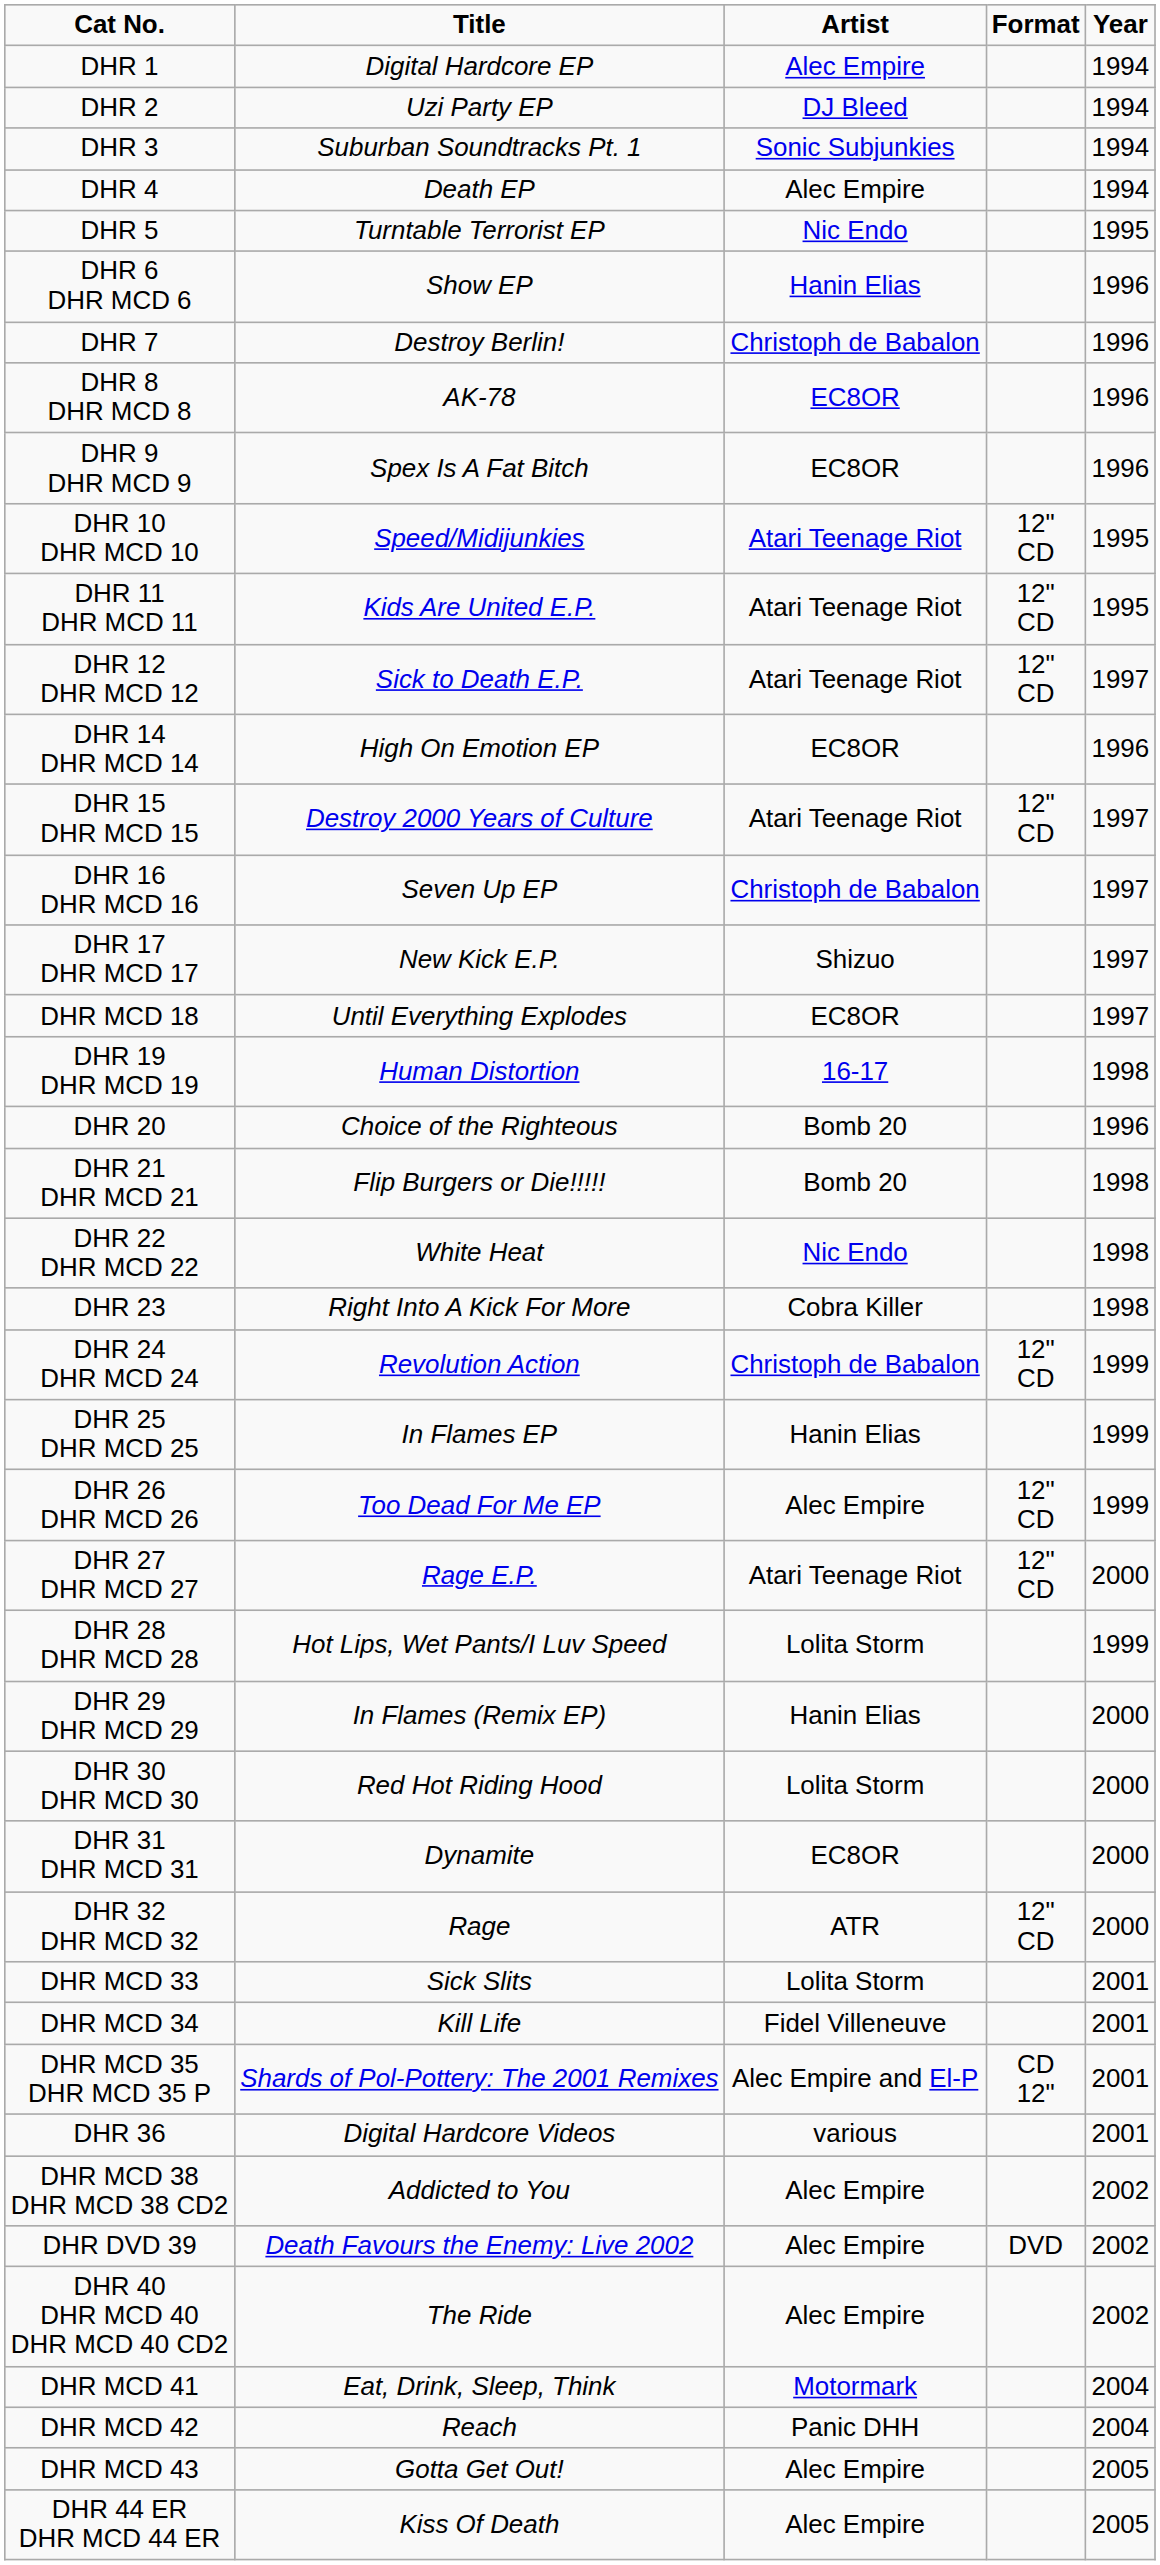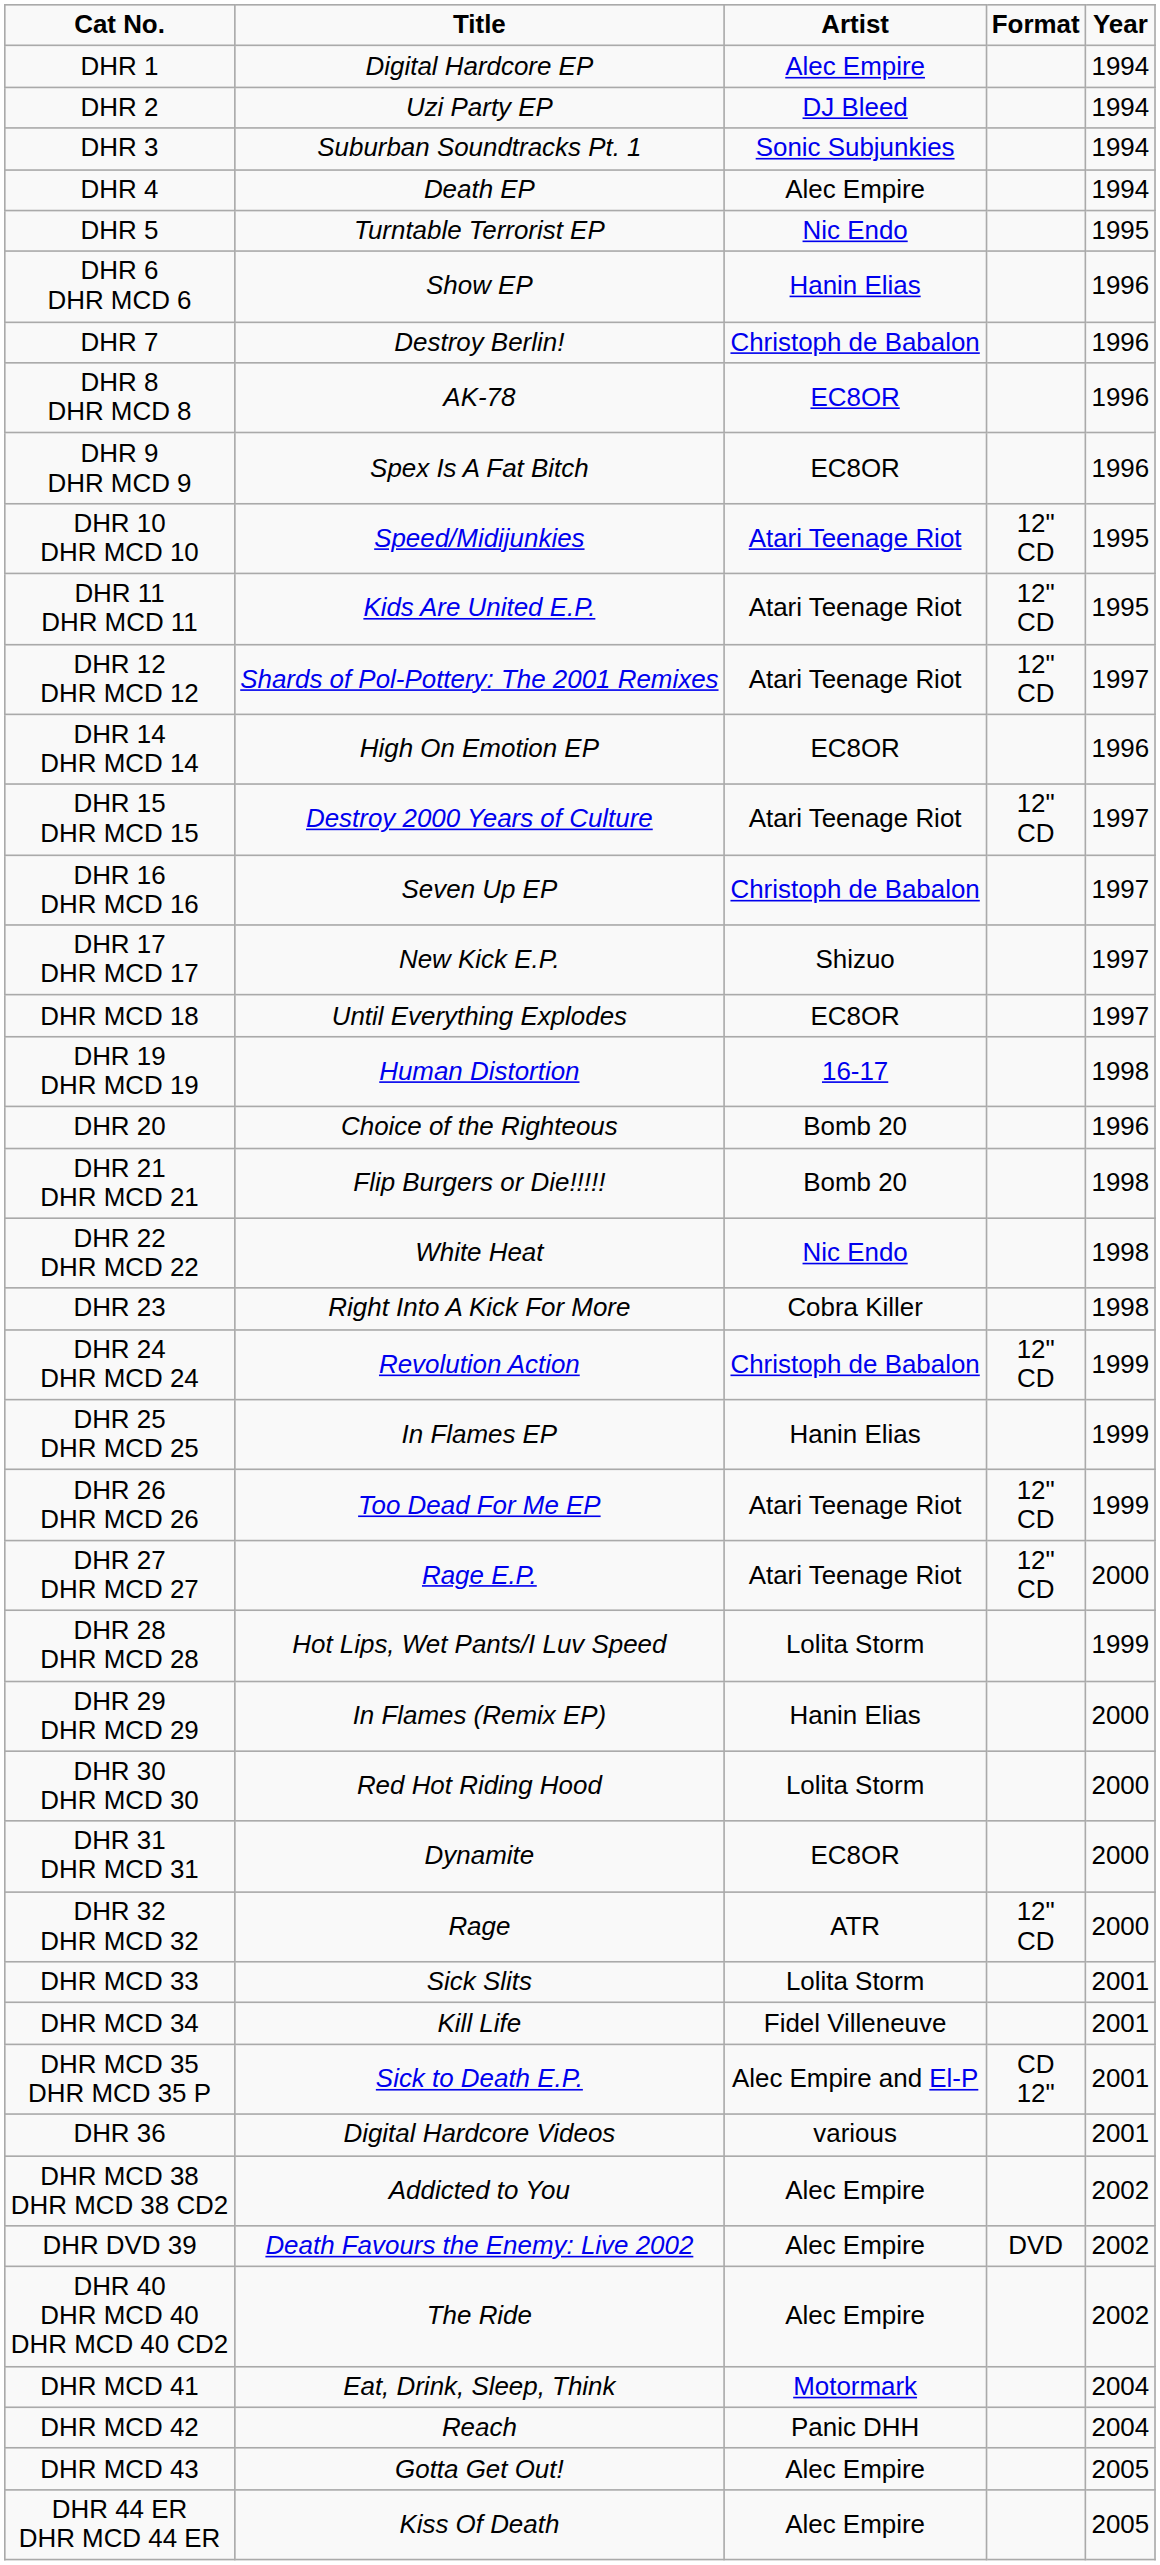(479, 678) Sick to Death E.P. -> (479, 678) Shards of Pol-Pottery: The 2001 Remixes
(855, 1504) Alec Empire -> (855, 1504) Atari Teenage Riot
(479, 2078) Shards of Pol-Pottery: The 2001 Remixes -> (479, 2078) Sick to Death E.P.
